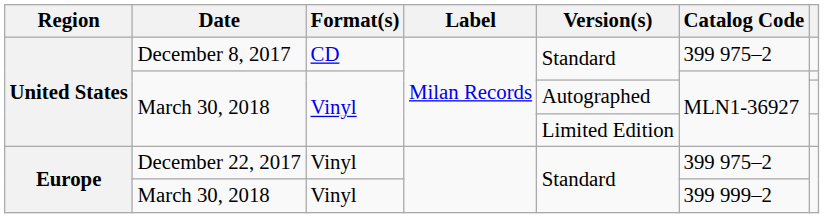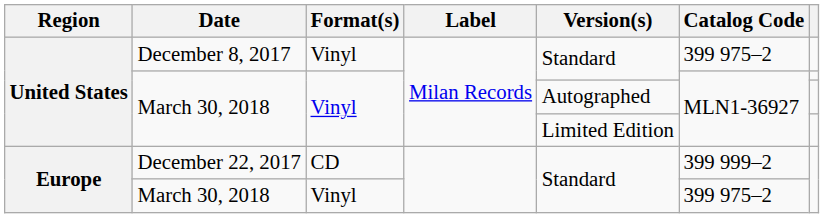(325, 53) CD -> (334, 53) Vinyl
(334, 162) Vinyl -> (325, 162) CD
(728, 162) 399 975–2 -> (728, 162) 399 999–2
(728, 195) 399 999–2 -> (728, 195) 399 975–2
